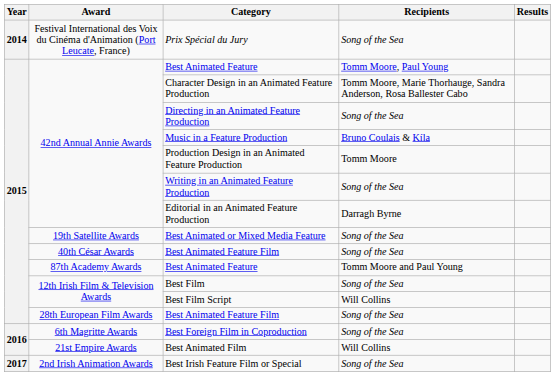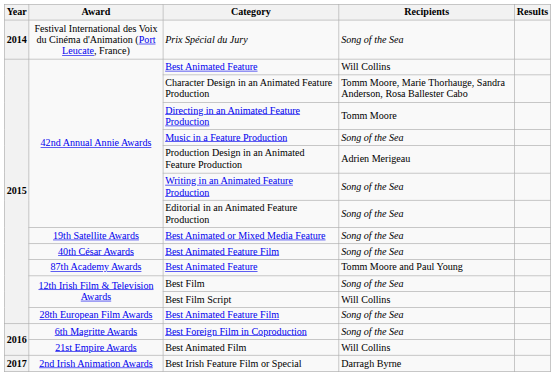(395, 67) Tomm Moore, Paul Young -> (366, 67) Will Collins
(372, 116) Song of the Sea -> (369, 116) Tomm Moore
(386, 137) Bruno Coulais & Kíla -> (372, 137) Song of the Sea
(369, 159) Tomm Moore -> (376, 159) Adrien Merigeau
(371, 214) Darragh Byrne -> (372, 214) Song of the Sea
(372, 363) Song of the Sea -> (371, 363) Darragh Byrne
